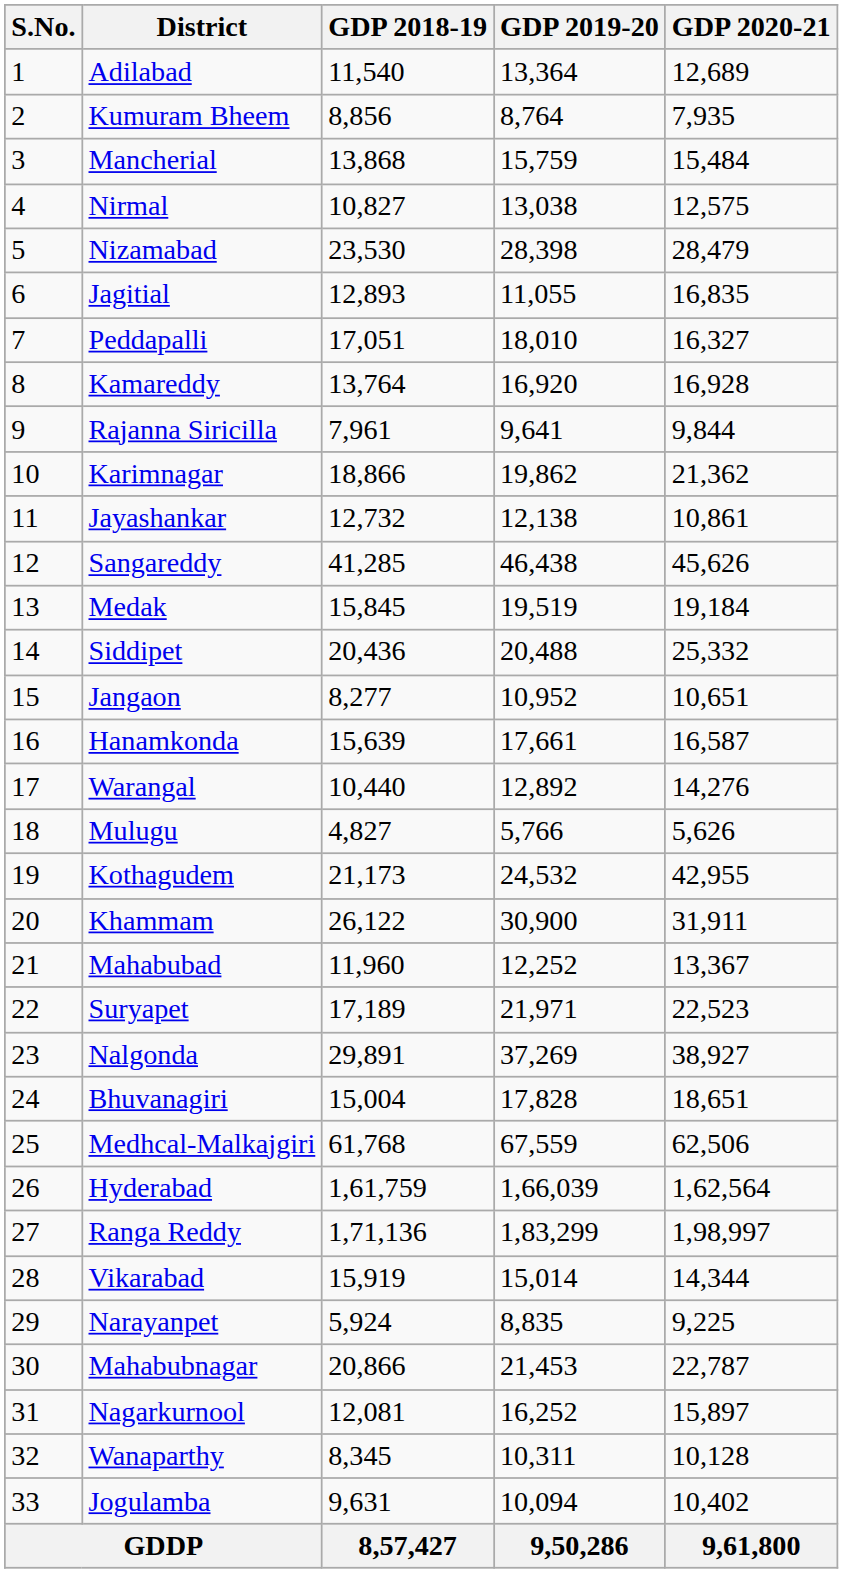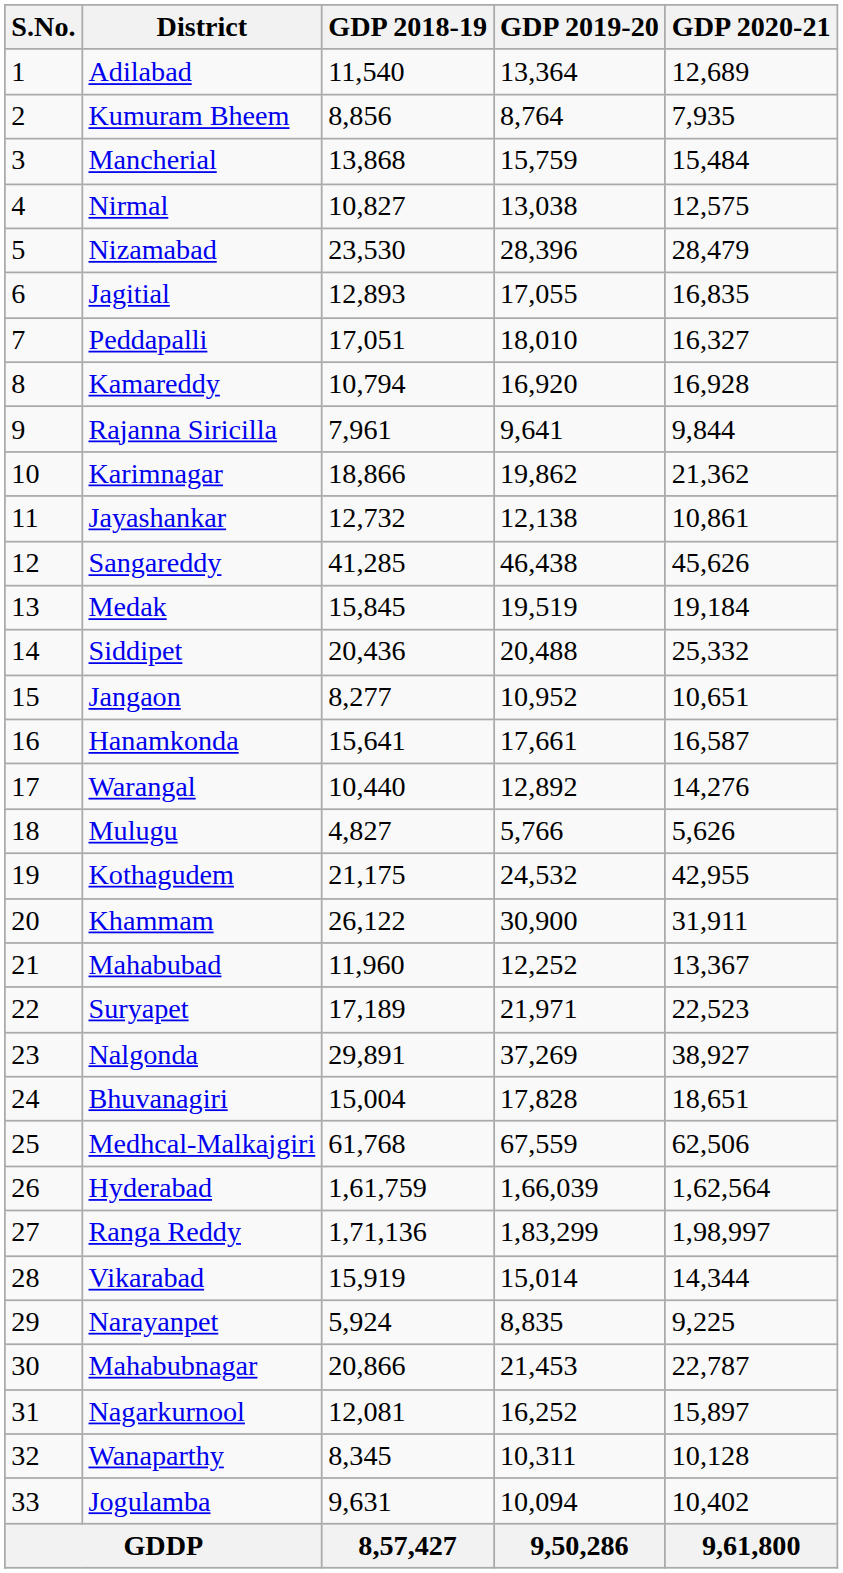(539, 250) 28,398 -> (539, 250) 28,396
(538, 294) 11,055 -> (539, 294) 17,055
(367, 384) 13,764 -> (367, 384) 10,794
(367, 741) 15,639 -> (367, 741) 15,641
(367, 875) 21,173 -> (367, 875) 21,175
